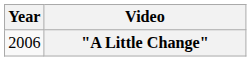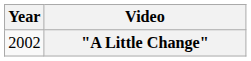(24, 42) 2006 -> (24, 42) 2002
